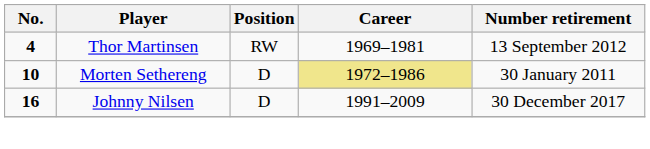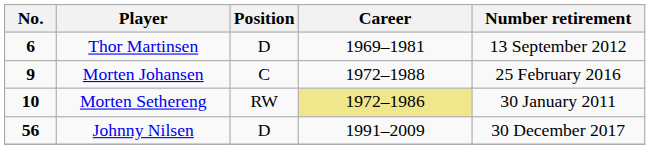(31, 46) 4 -> (31, 46) 6
(264, 46) RW -> (264, 46) D
+ row: (143, 74)
(264, 74) D -> (264, 102) RW
(31, 102) 16 -> (31, 130) 56
